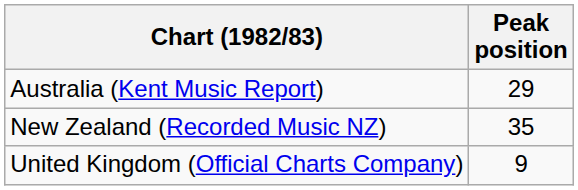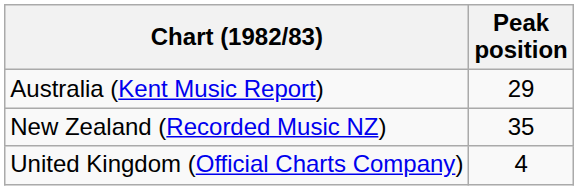(521, 164) 9 -> (521, 164) 4
